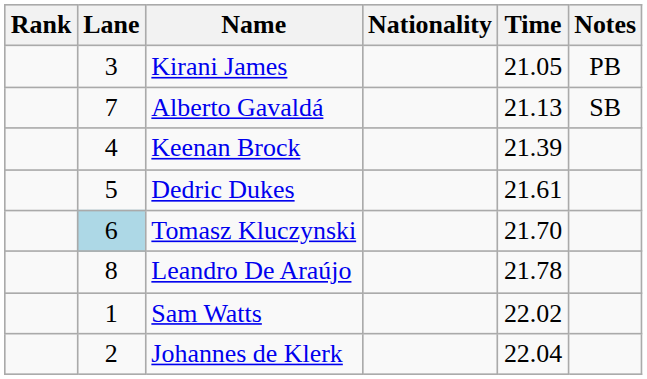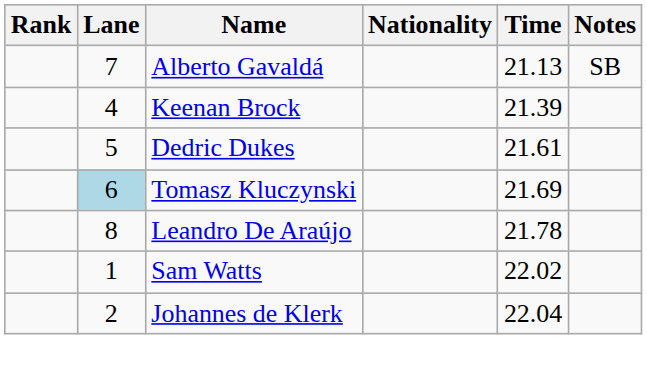- row: (219, 66)
(533, 230) 21.70 -> (533, 189) 21.69
